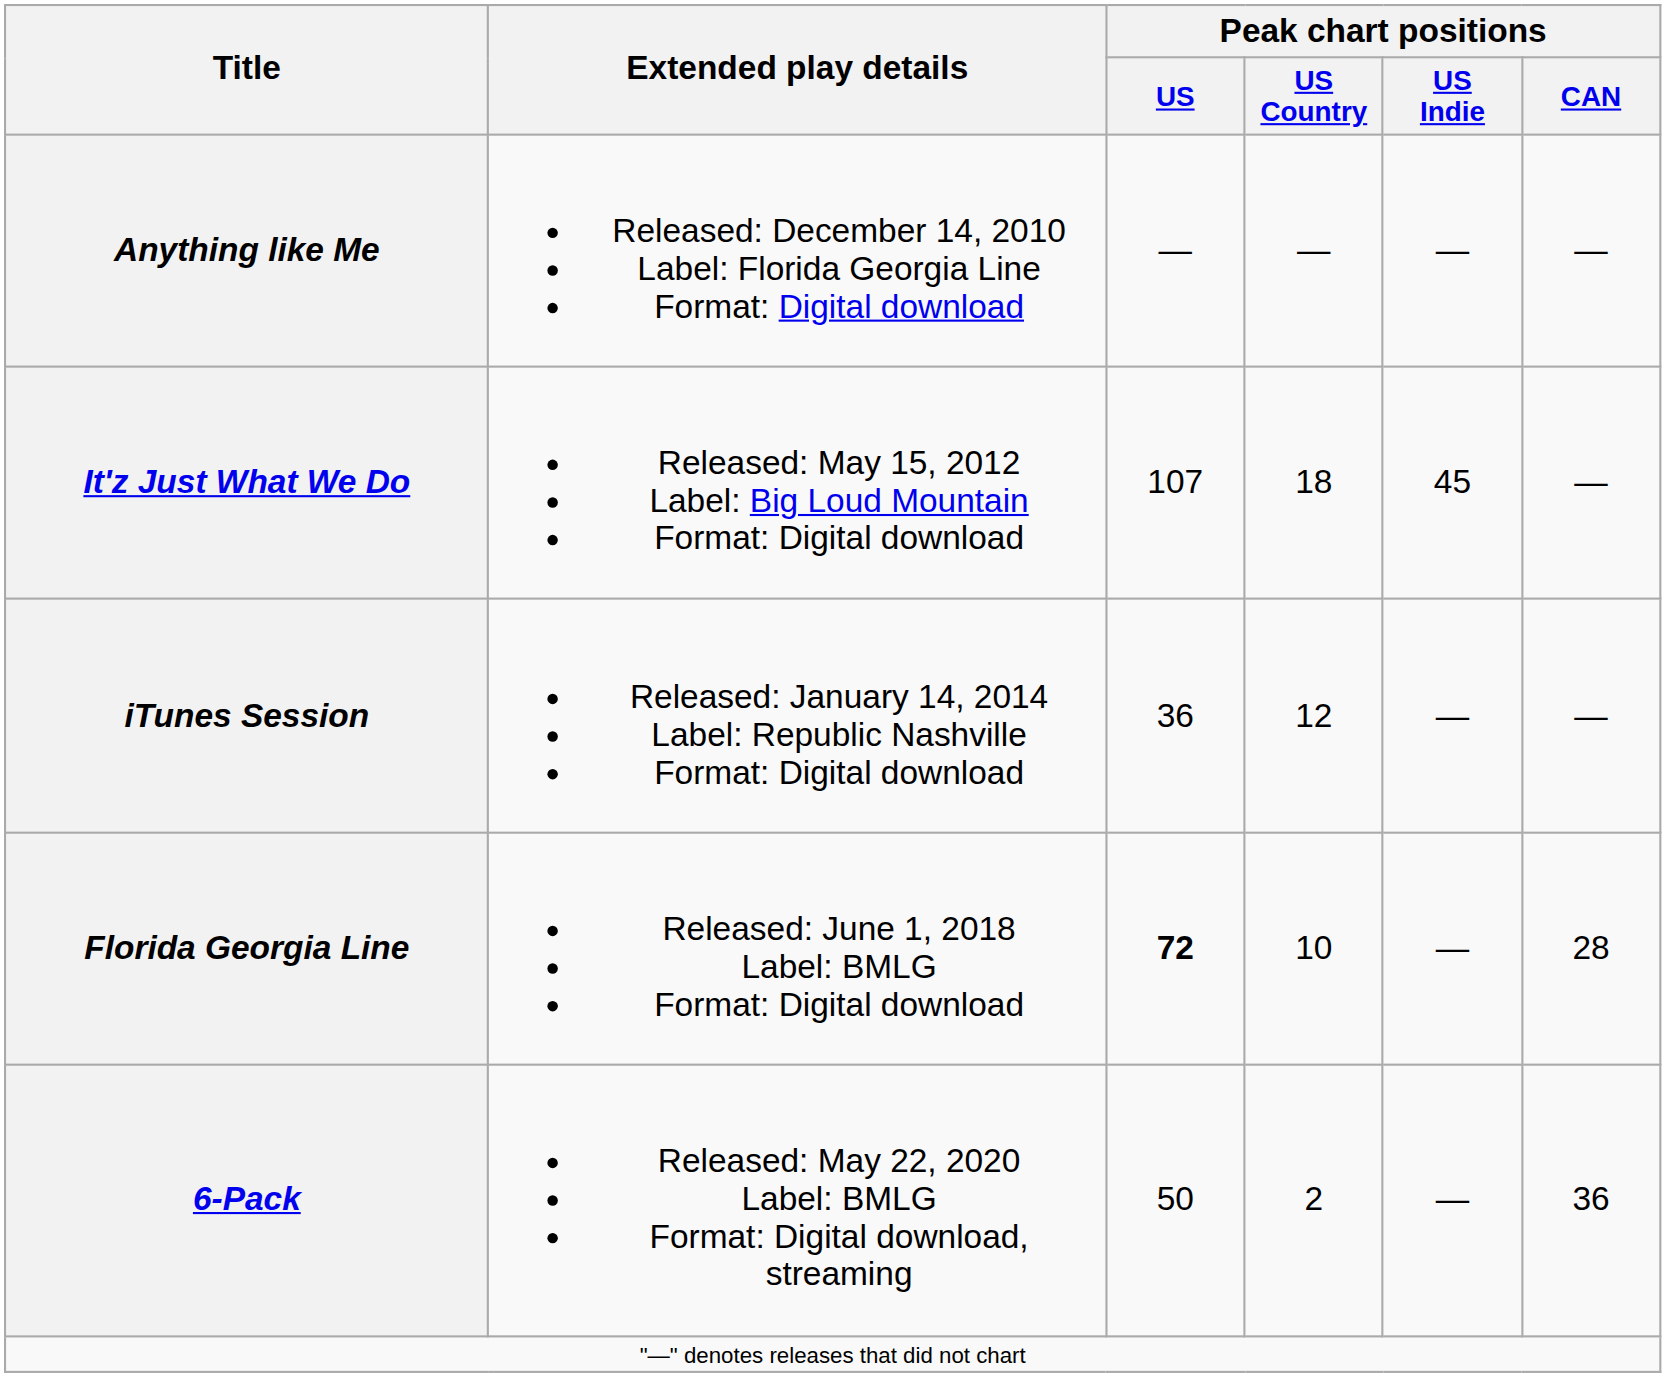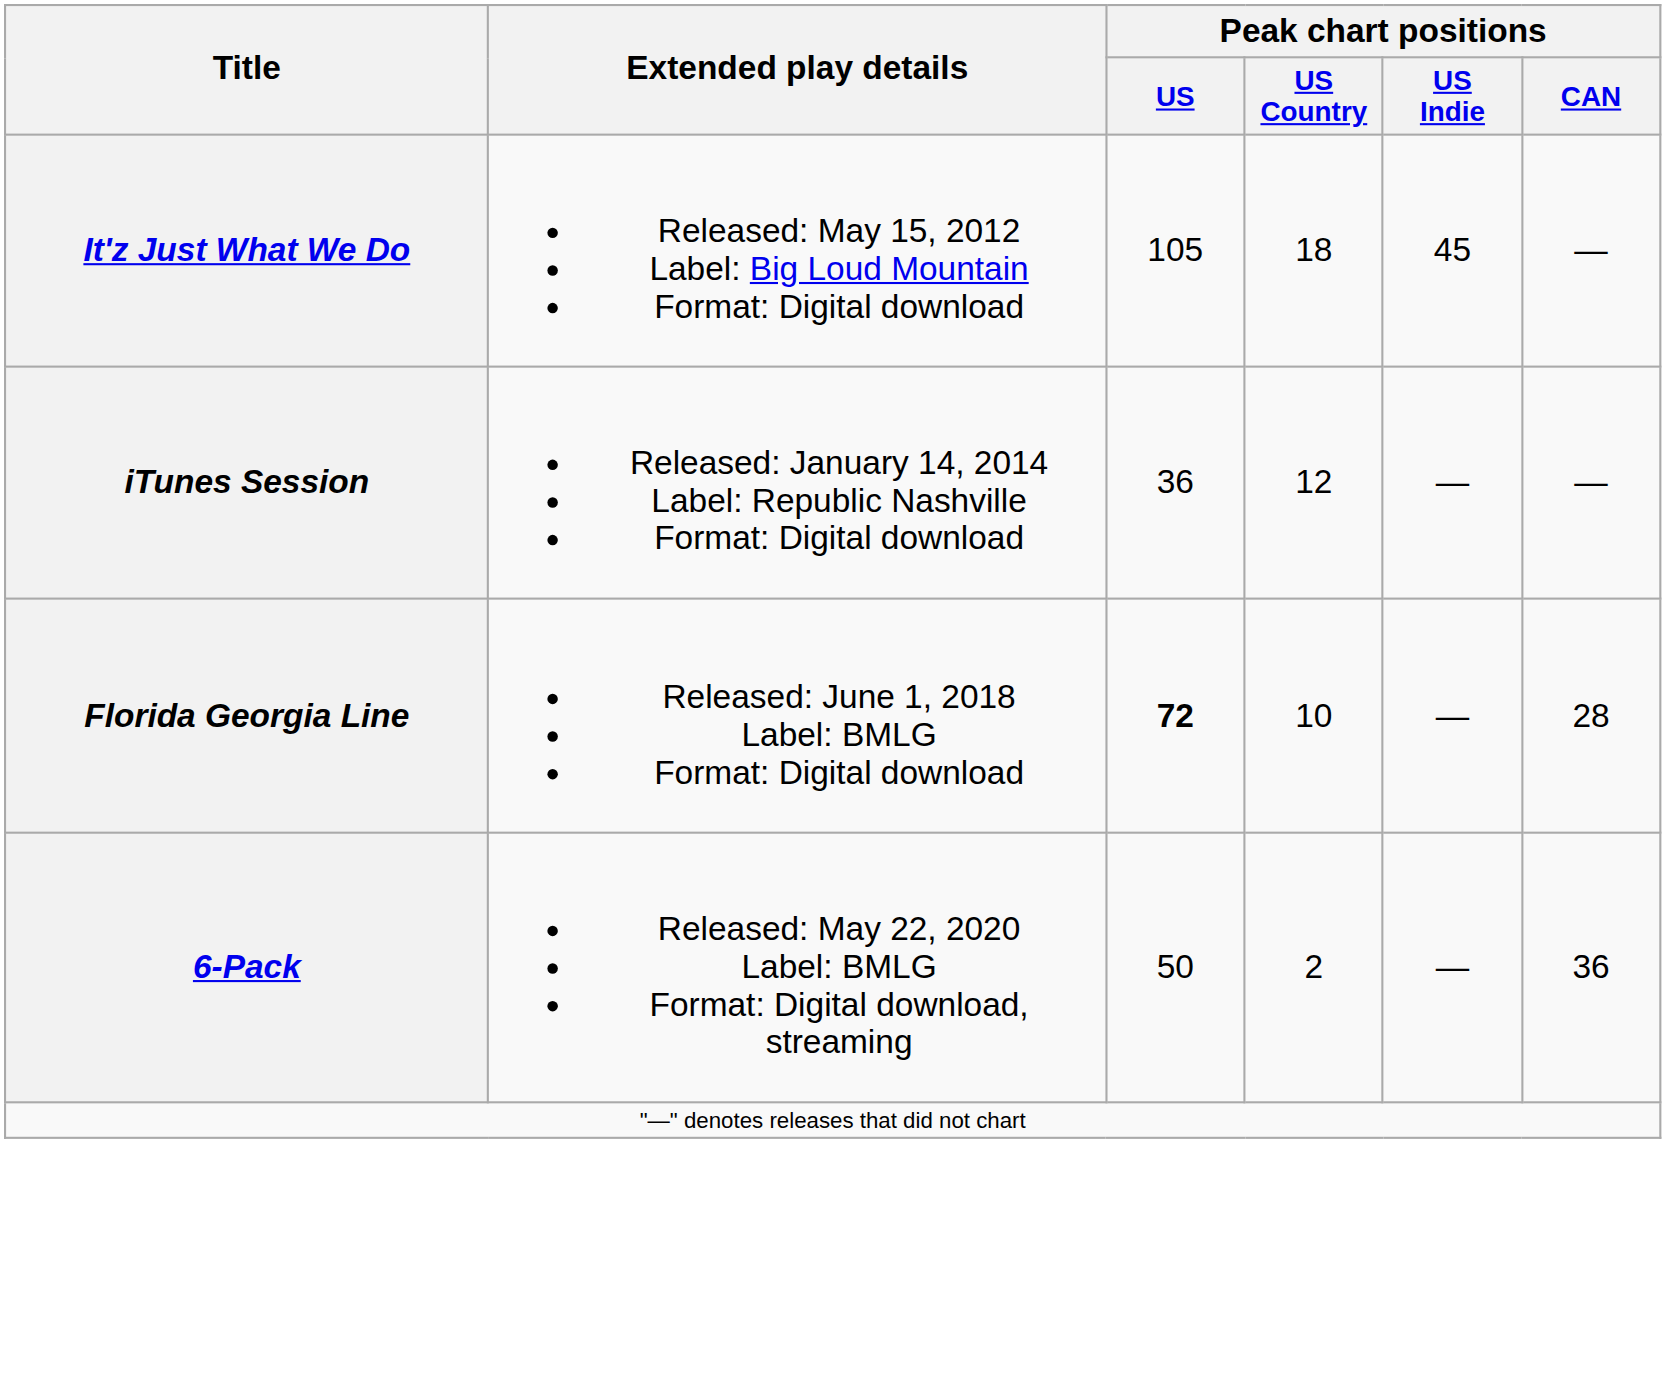- row: (247, 249)
(1175, 482) 107 -> (1175, 249) 105
